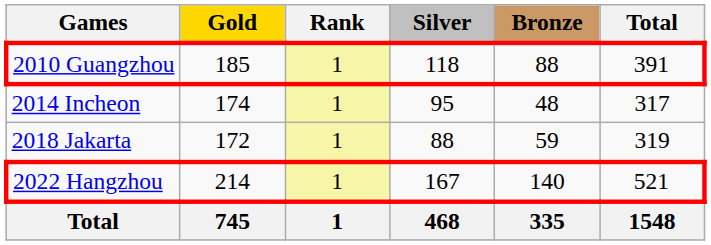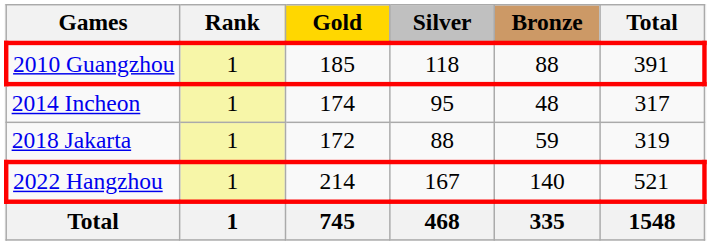columns swapped: (337, 23) <-> (232, 23)
